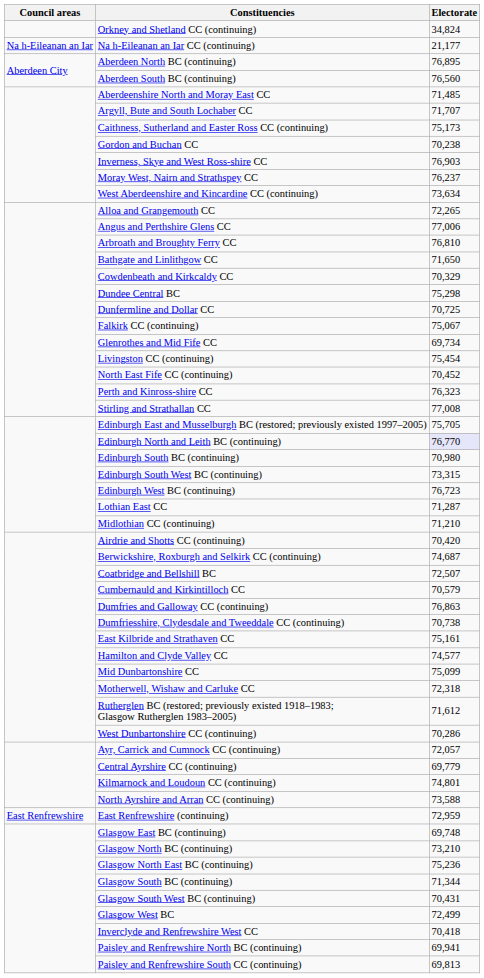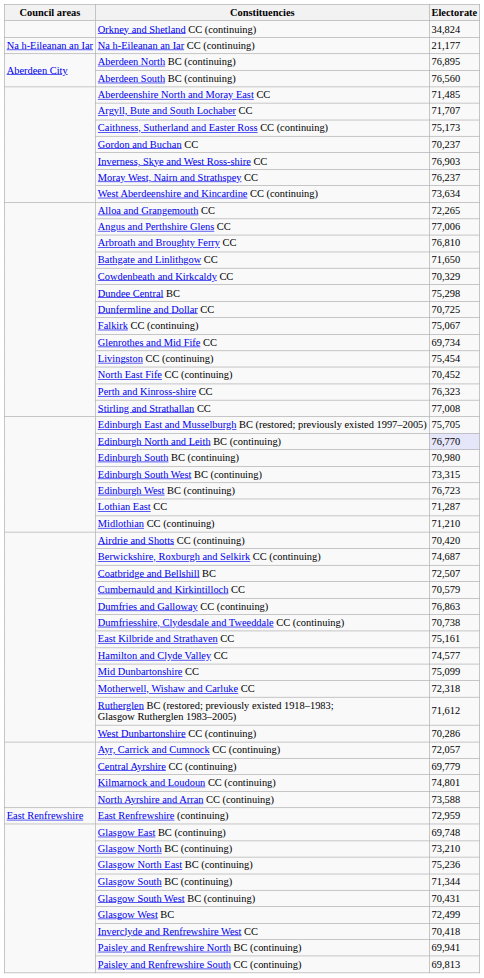(446, 144) 70,238 -> (446, 144) 70,237
